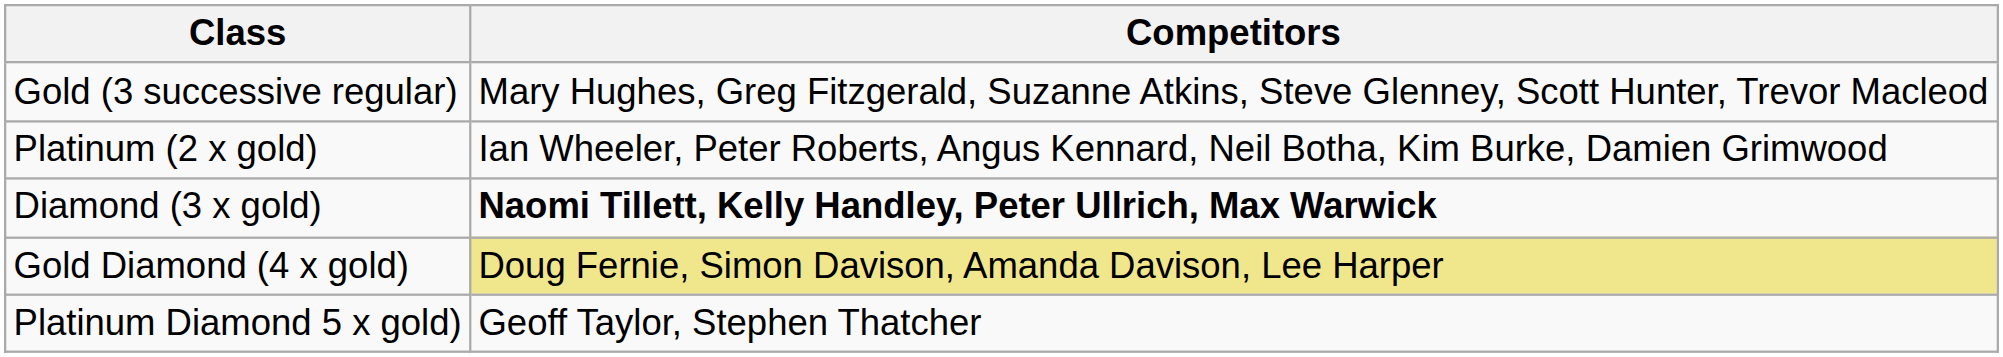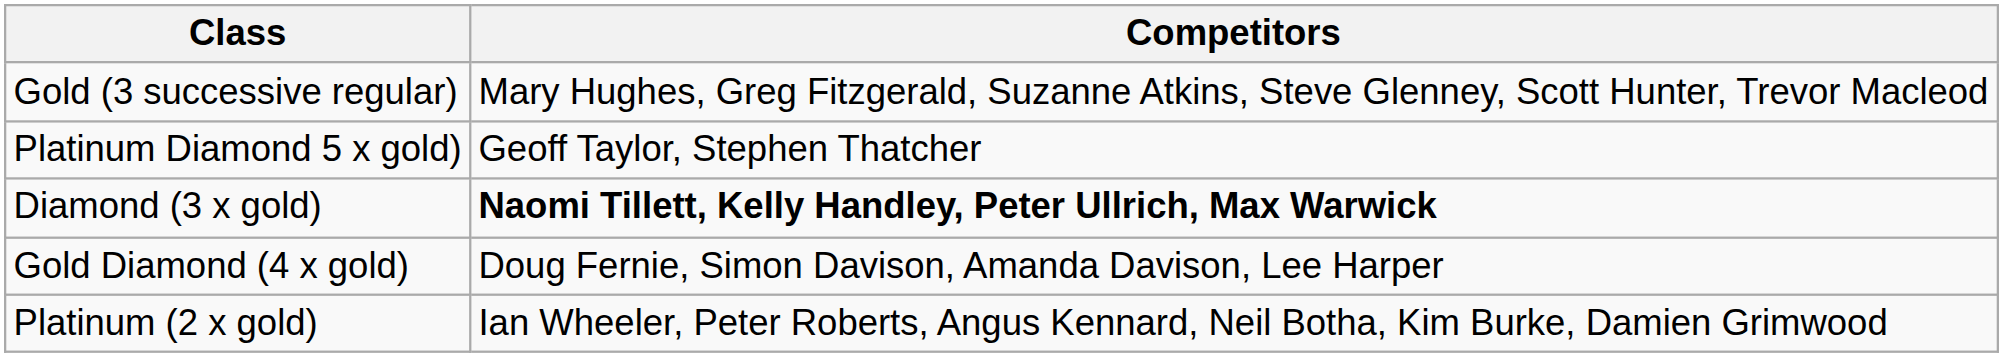rows swapped: (166, 149) <-> (238, 322)
(961, 264) khaki background -> (961, 264) no background
